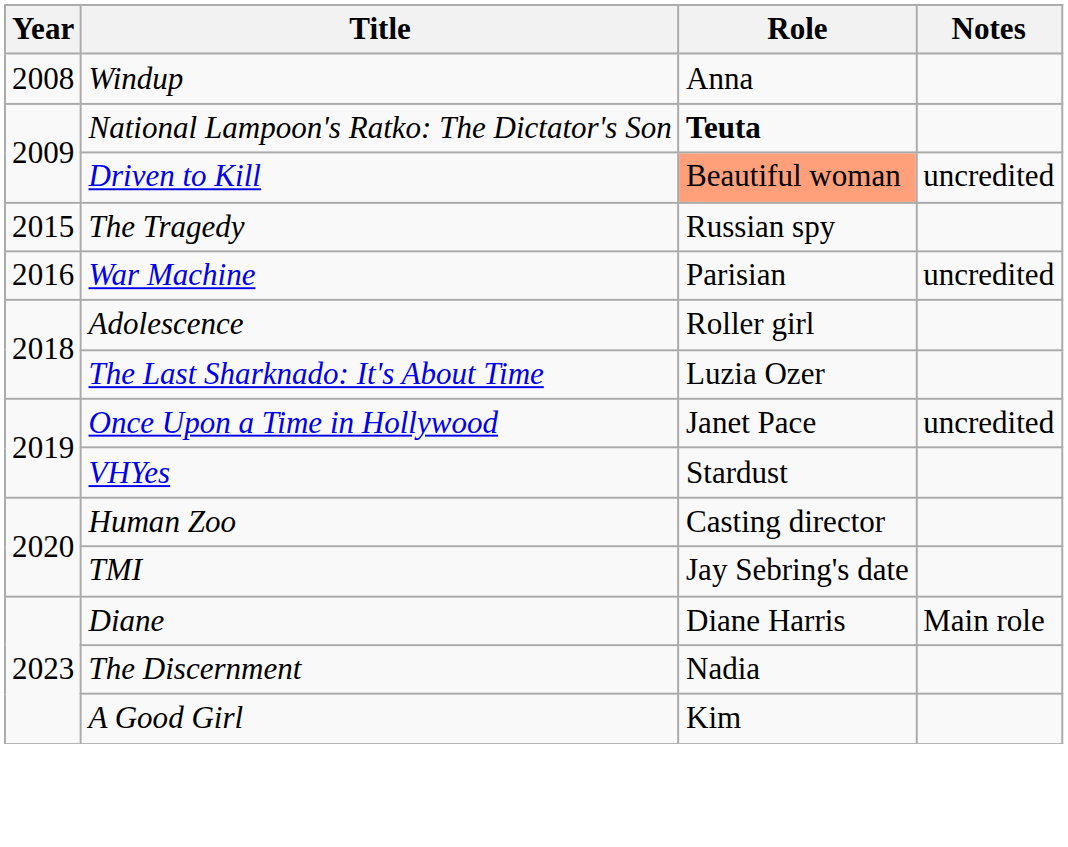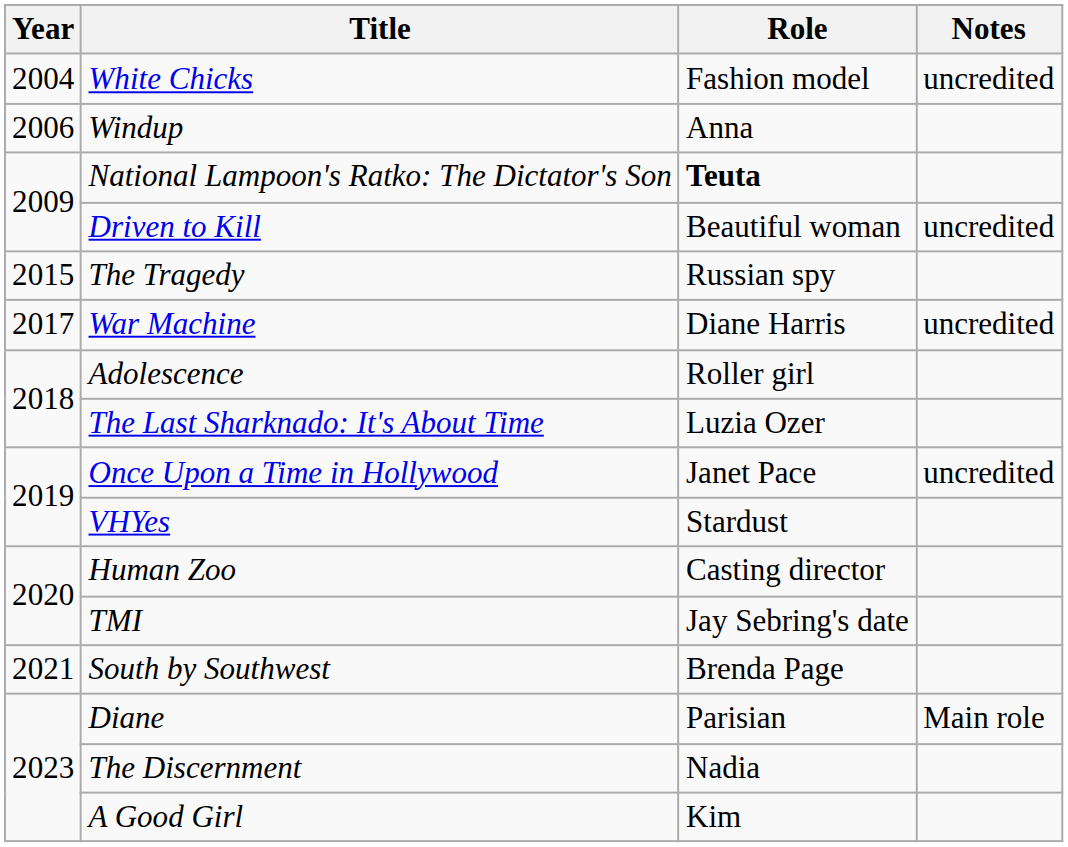+ row: (171, 78)
(43, 78) 2008 -> (43, 127) 2006
(793, 176) lightsalmon background -> (793, 226) no background
(43, 275) 2016 -> (43, 324) 2017
(736, 275) Parisian -> (766, 324) Diane Harris
+ row: (209, 669)
(766, 619) Diane Harris -> (736, 718) Parisian
